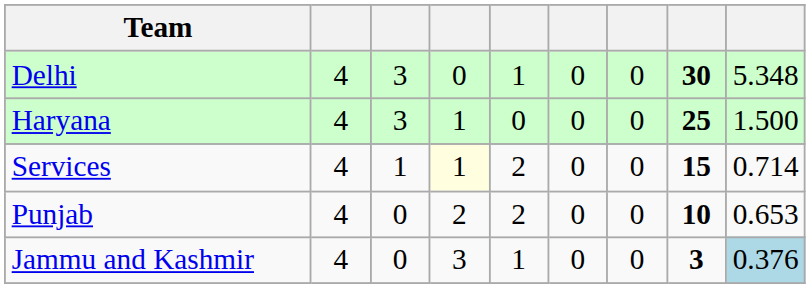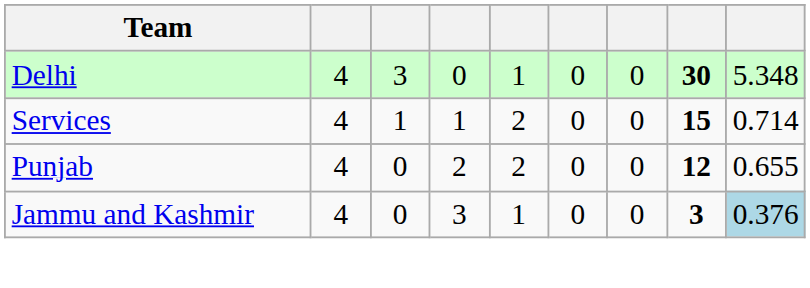- row: (61, 120)
(459, 167) lightyellow background -> (459, 120) no background
(696, 213) 10 -> (696, 167) 12
(766, 213) 0.653 -> (766, 167) 0.655
